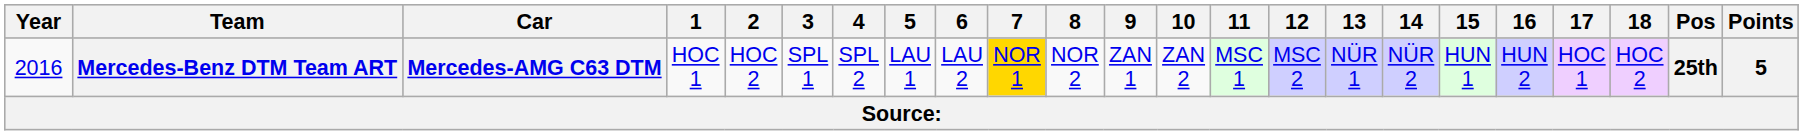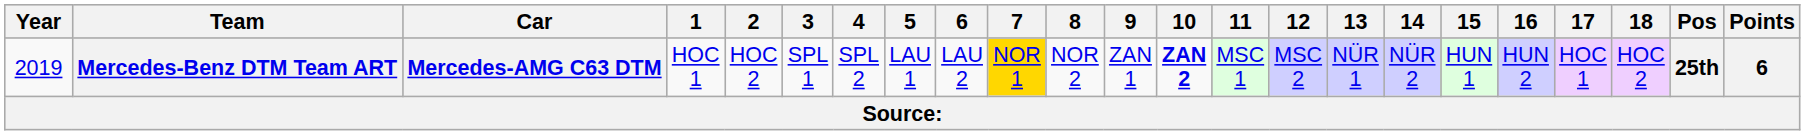(39, 67) 2016 -> (39, 67) 2019
(1184, 67) normal -> (1184, 67) bold
(1761, 67) 5 -> (1762, 67) 6
